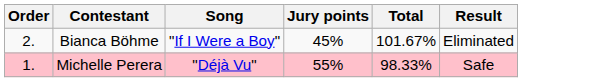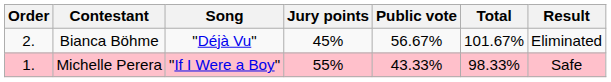+ column: (417, 16)
(225, 40) "If I Were a Boy" -> (225, 40) "Déjà Vu"
(225, 64) "Déjà Vu" -> (225, 64) "If I Were a Boy"
